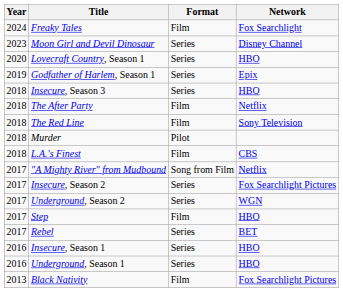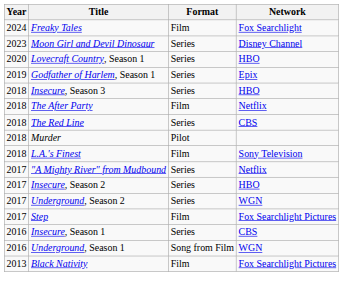(180, 122) Film -> (183, 122) Series
(271, 122) Sony Television -> (248, 122) CBS
(248, 153) CBS -> (271, 153) Sony Television
(202, 169) Song from Film -> (183, 169) Series
(287, 185) Fox Searchlight Pictures -> (249, 185) HBO
(249, 216) HBO -> (287, 216) Fox Searchlight Pictures
- row: (42, 232)
(249, 248) HBO -> (248, 232) CBS
(183, 264) Series -> (202, 248) Song from Film
(249, 264) HBO -> (250, 248) WGN
